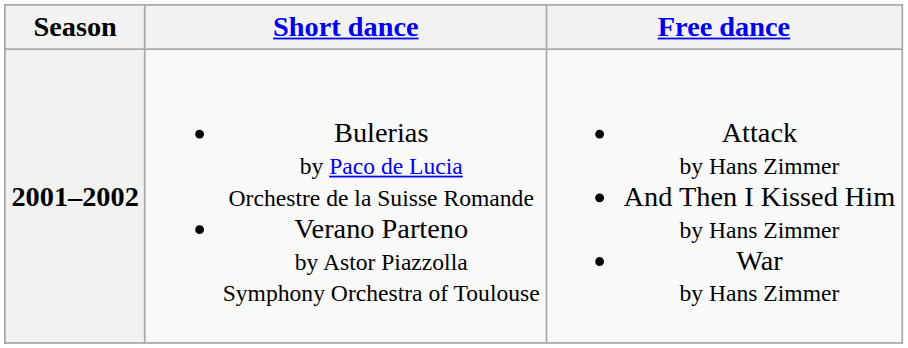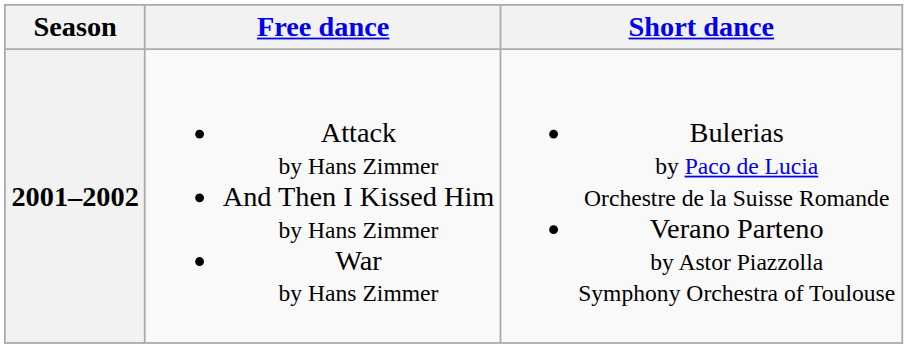columns swapped: (346, 26) <-> (724, 26)
